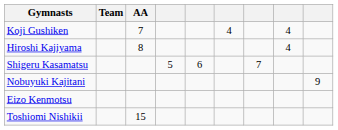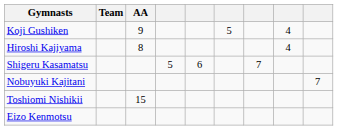(141, 30) 7 -> (141, 30) 9
(229, 30) 4 -> (229, 30) 5
(318, 82) 9 -> (318, 82) 7
rows swapped: (39, 99) <-> (45, 117)
